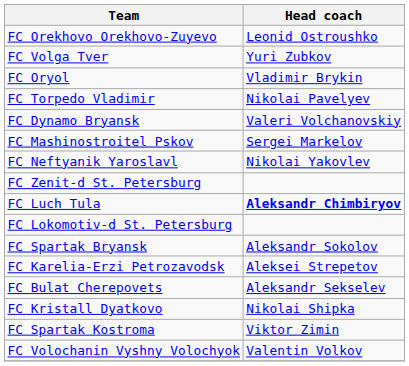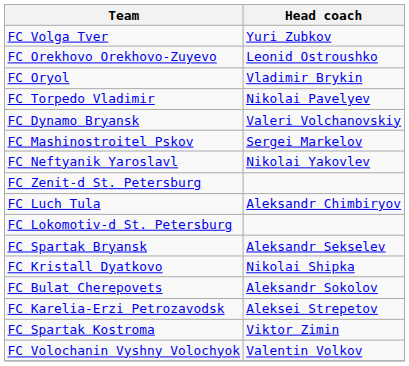rows swapped: (112, 36) <-> (58, 57)
(324, 204) bold -> (324, 204) normal
(312, 246) Aleksandr Sokolov -> (316, 246) Aleksandr Sekselev
rows swapped: (85, 309) <-> (116, 267)
(316, 288) Aleksandr Sekselev -> (312, 288) Aleksandr Sokolov
